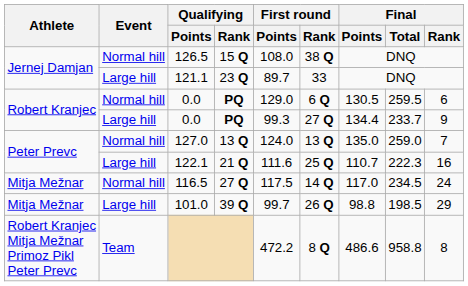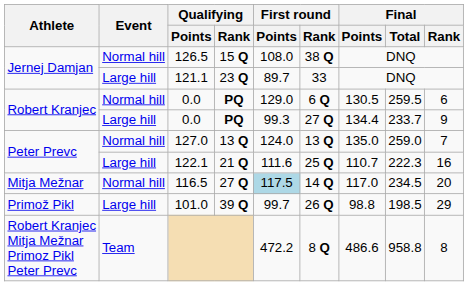(277, 183) no background -> (277, 183) lightblue background
(444, 183) 24 -> (444, 183) 20
(45, 204) Mitja Mežnar -> (41, 204) Primož Pikl
